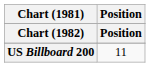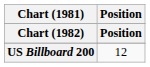(121, 52) 11 -> (121, 52) 12
